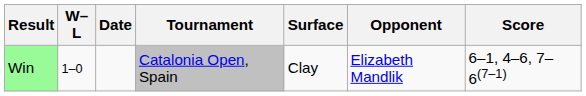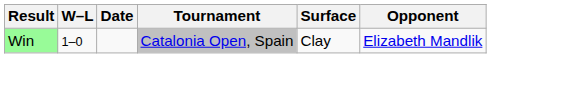- column: (523, 25)
